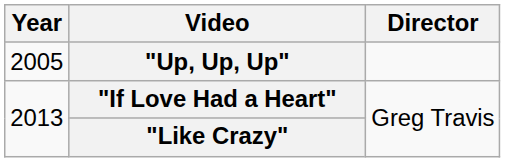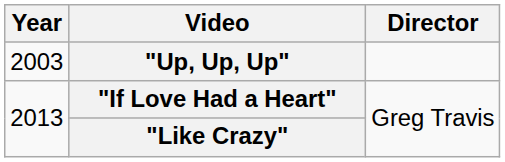(37, 61) 2005 -> (37, 61) 2003
